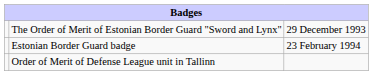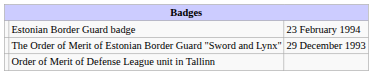rows swapped: (73, 45) <-> (147, 29)
